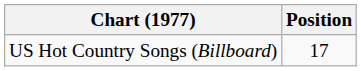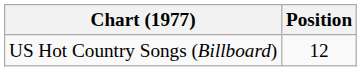(319, 50) 17 -> (319, 50) 12
